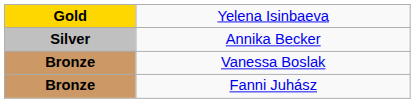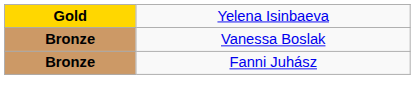- row: (273, 39)
